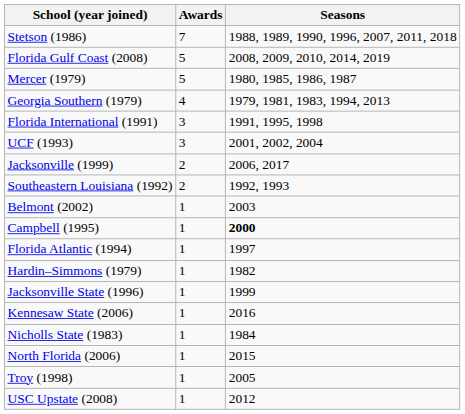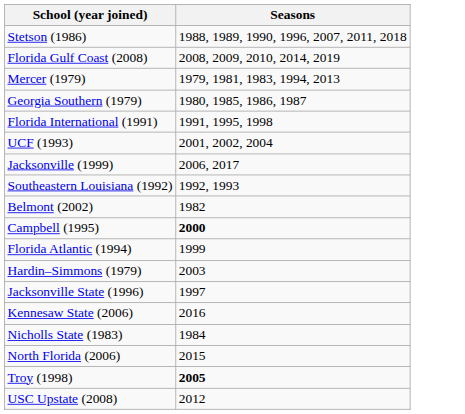- column: (201, 15)
(293, 79) 1980, 1985, 1986, 1987 -> (259, 79) 1979, 1981, 1983, 1994, 2013
(309, 100) 1979, 1981, 1983, 1994, 2013 -> (243, 100) 1980, 1985, 1986, 1987
(242, 206) 2003 -> (192, 206) 1982
(242, 249) 1997 -> (192, 249) 1999
(242, 270) 1982 -> (192, 270) 2003
(242, 292) 1999 -> (192, 292) 1997
(242, 377) normal -> (192, 377) bold
